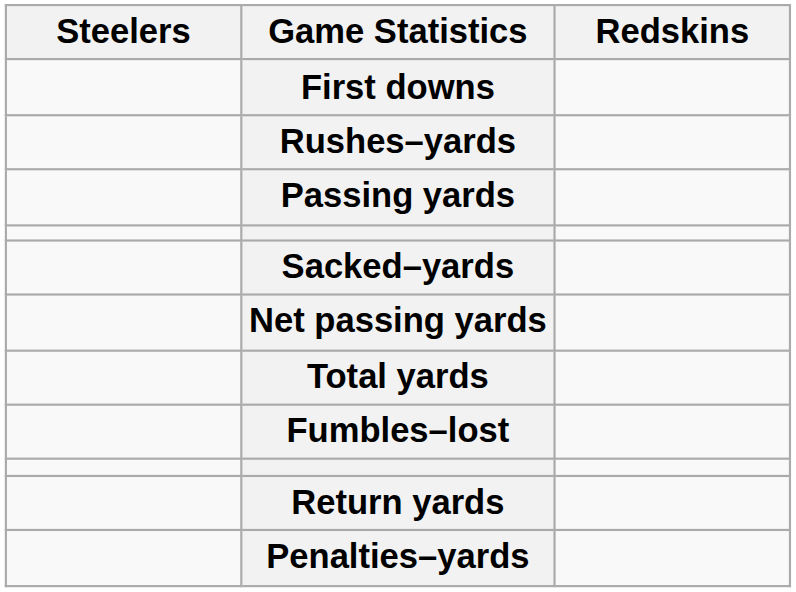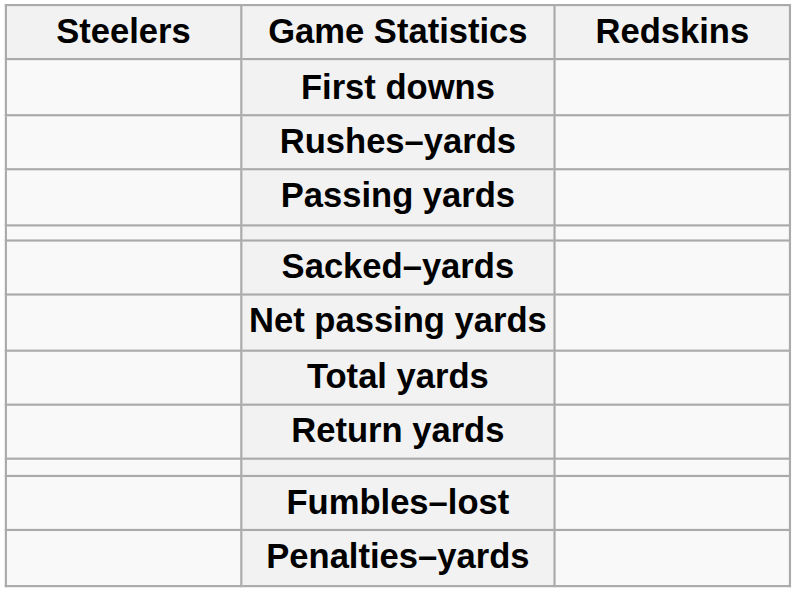rows swapped: (123, 503) <-> (123, 432)
